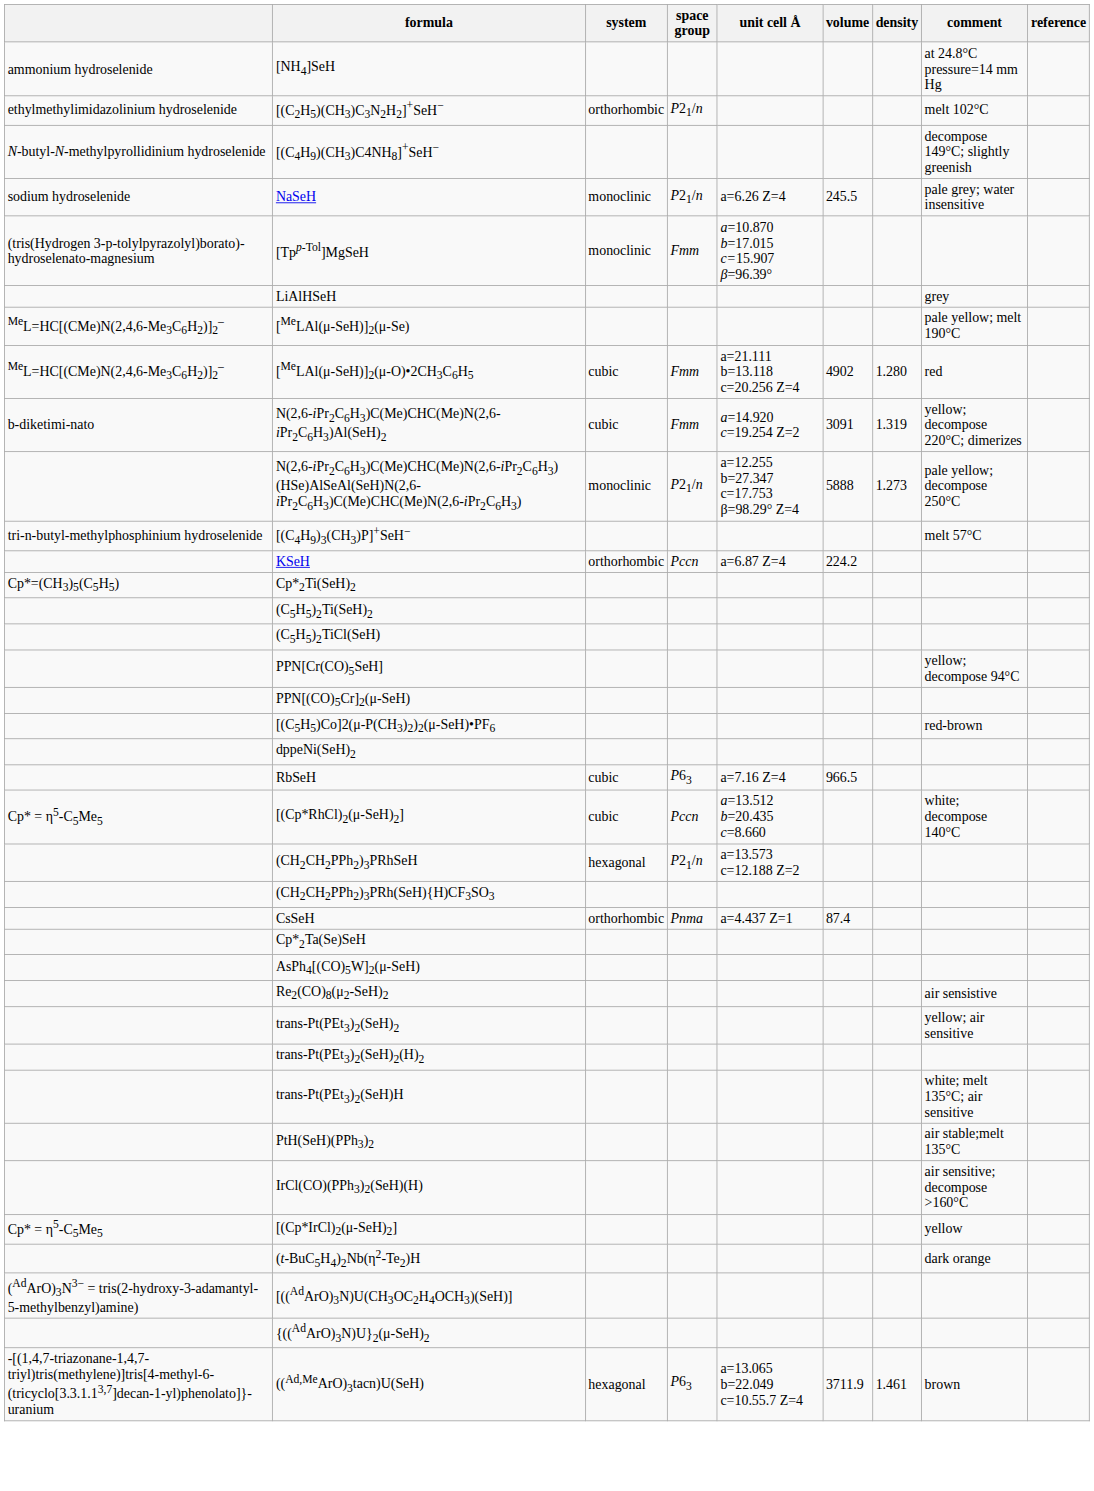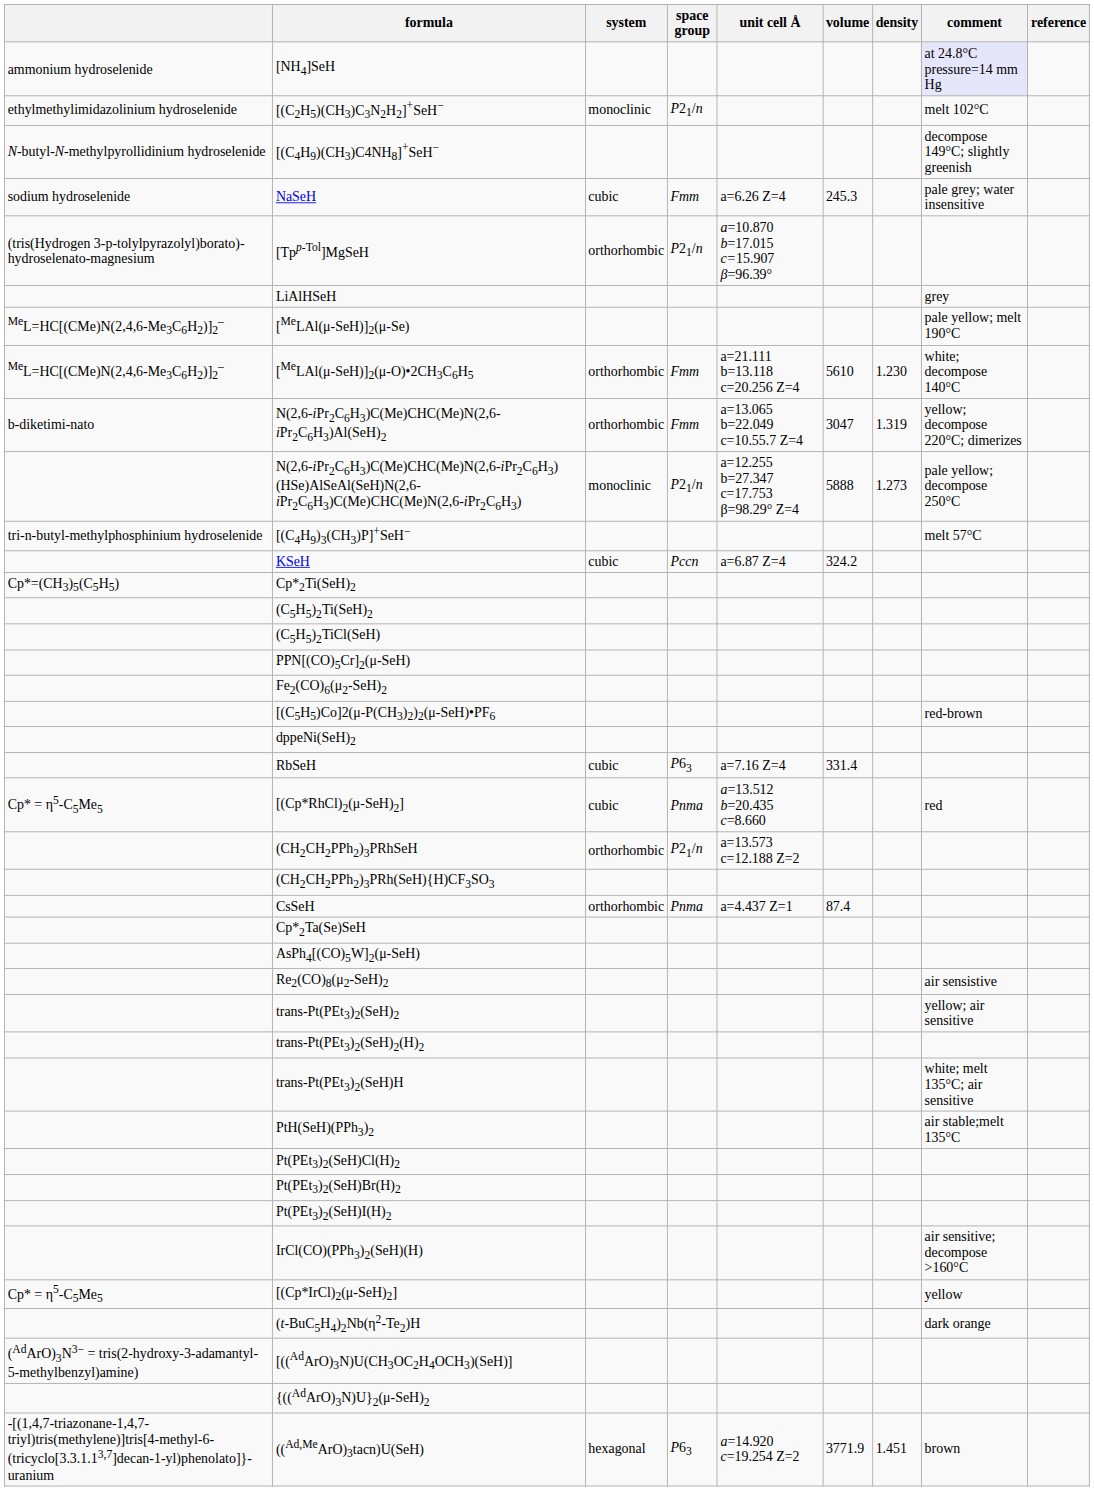(971, 68) no background -> (971, 68) lavender background
(626, 110) orthorhombic -> (620, 110) monoclinic
(620, 197) monoclinic -> (603, 197) cubic
(687, 197) P21/n -> (685, 197) Fmm
(842, 197) 245.5 -> (842, 197) 245.3
(620, 250) monoclinic -> (626, 250) orthorhombic
(685, 250) Fmm -> (687, 250) P21/n
(603, 371) cubic -> (626, 371) orthorhombic
(840, 371) 4902 -> (840, 371) 5610
(891, 371) 1.280 -> (891, 371) 1.230
(933, 371) red -> (956, 371) white; decompose 140°C
(603, 425) cubic -> (626, 425) orthorhombic
(760, 425) a=14.920 c=19.254 Z=2 -> (762, 425) a=13.065 b=22.049 c=10.55.7 Z=4
(840, 425) 3091 -> (840, 425) 3047
(626, 561) orthorhombic -> (603, 561) cubic
(842, 561) 224.2 -> (842, 561) 324.2
- row: (329, 668)
+ row: (331, 688)
(842, 777) 966.5 -> (842, 765) 331.4
(684, 816) Pccn -> (687, 804) Pnma
(956, 816) white; decompose 140°C -> (933, 804) red
(617, 862) hexagonal -> (626, 850) orthorhombic
+ row: (338, 1161)
+ row: (338, 1187)
+ row: (334, 1213)
(762, 1384) a=13.065 b=22.049 c=10.55.7 Z=4 -> (760, 1449) a=14.920 c=19.254 Z=2
(845, 1384) 3711.9 -> (845, 1449) 3771.9
(891, 1384) 1.461 -> (891, 1449) 1.451
